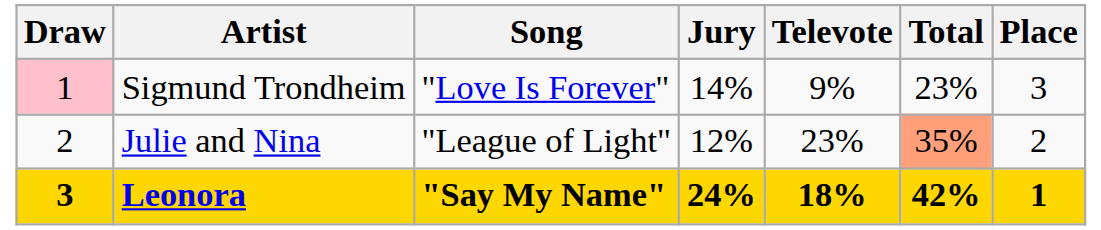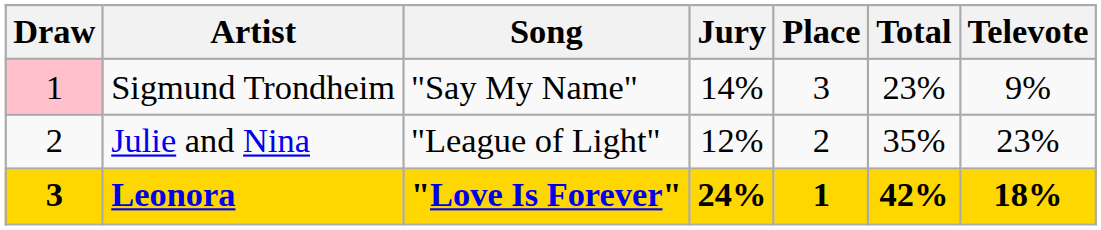columns swapped: (832, 31) <-> (1039, 31)
(545, 86) "Love Is Forever" -> (524, 86) "Say My Name"
(946, 140) lightsalmon background -> (914, 140) no background
(544, 195) "Say My Name" -> (546, 195) "Love Is Forever"
